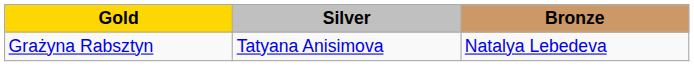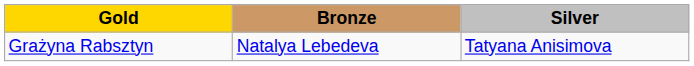columns swapped: (347, 18) <-> (575, 18)
